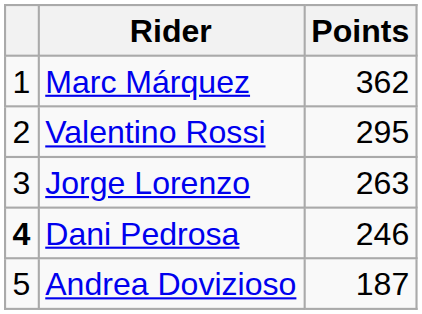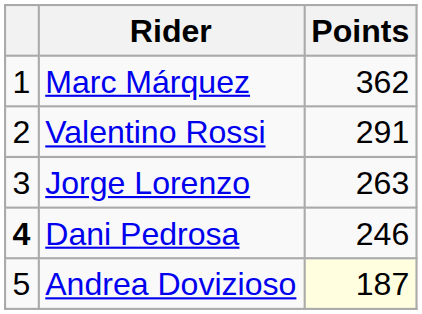(383, 132) 295 -> (383, 132) 291
(383, 284) no background -> (383, 284) lightyellow background
